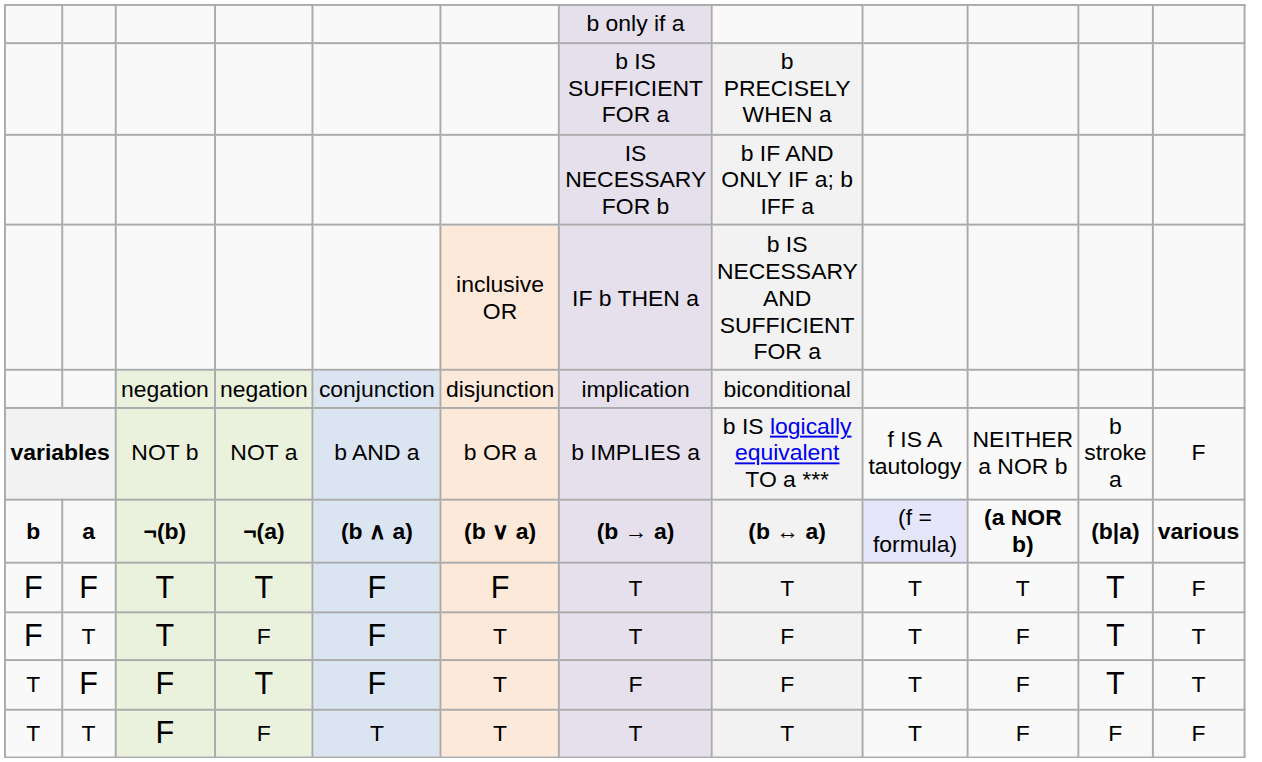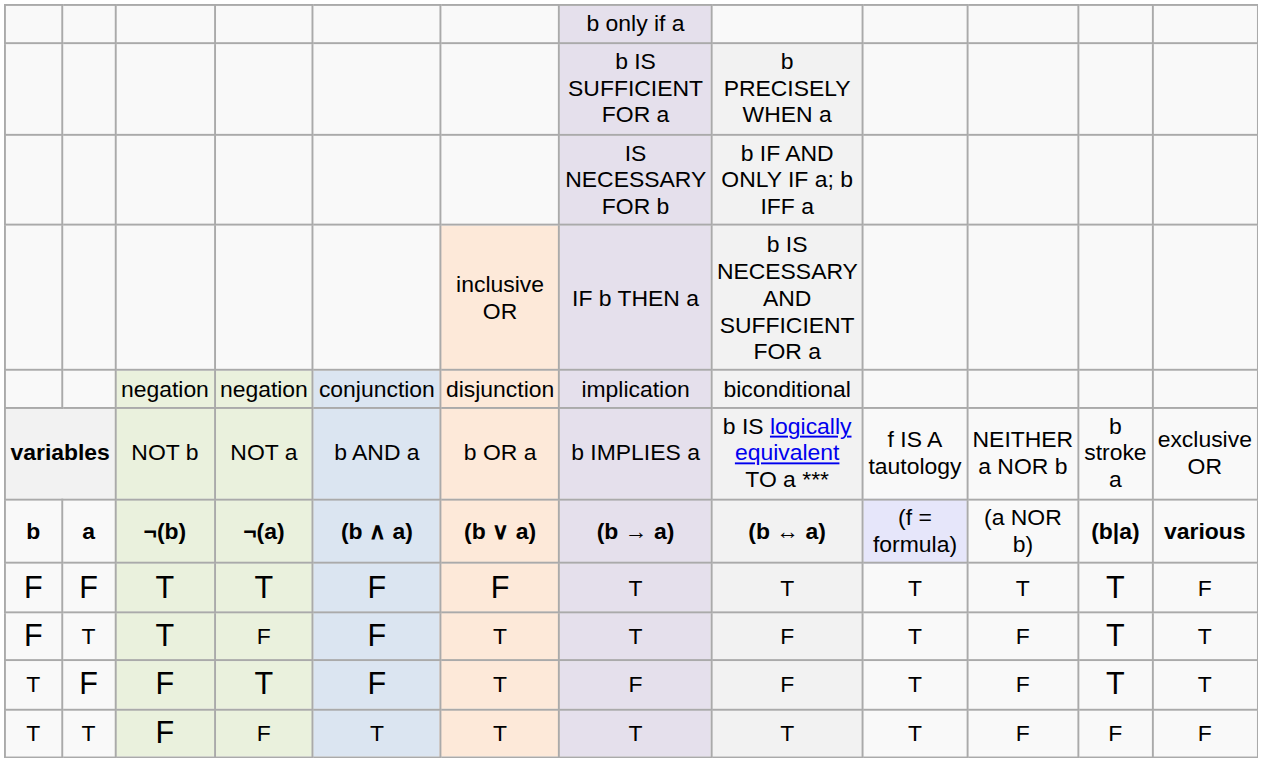(1198, 453) F -> (1205, 453) exclusive OR
(1023, 531) bold -> (1023, 531) normal
